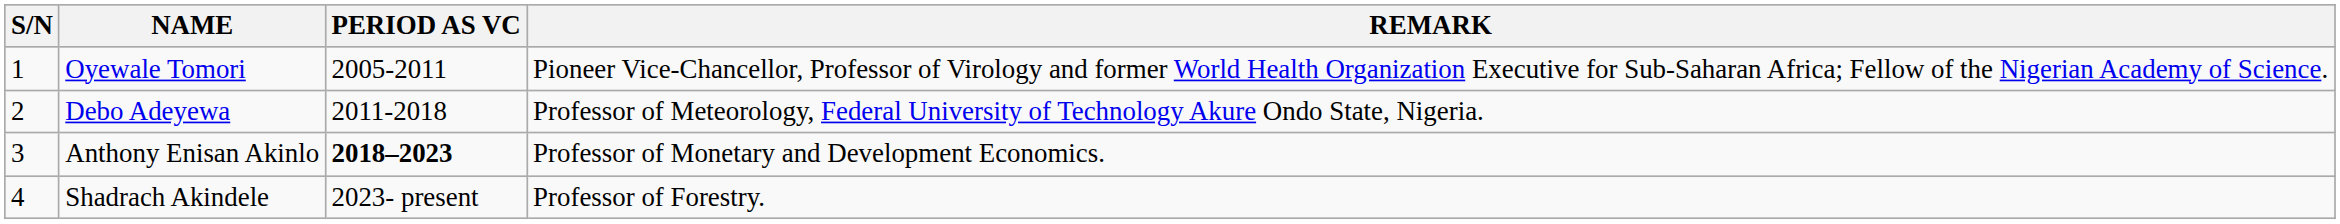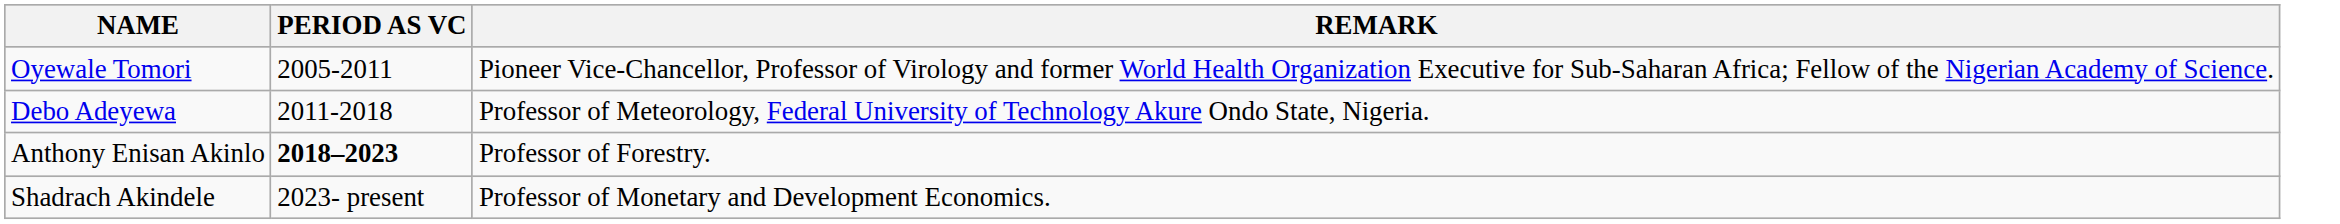- column: (32, 25)
(819, 153) Professor of Monetary and Development Economics. -> (595, 153) Professor of Forestry.
(649, 196) Professor of Forestry. -> (765, 196) Professor of Monetary and Development Economics.
